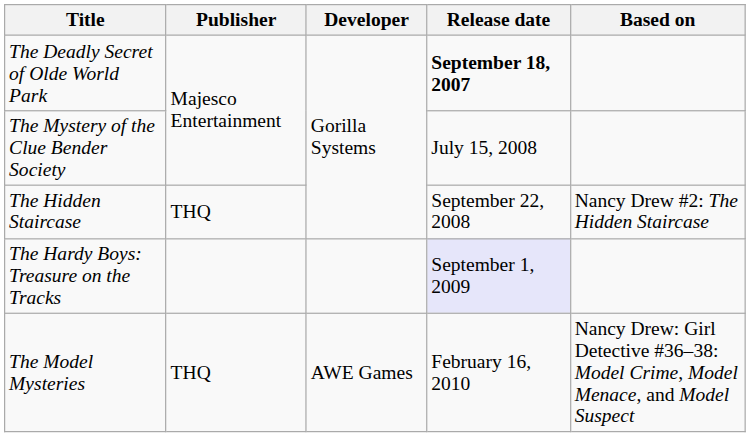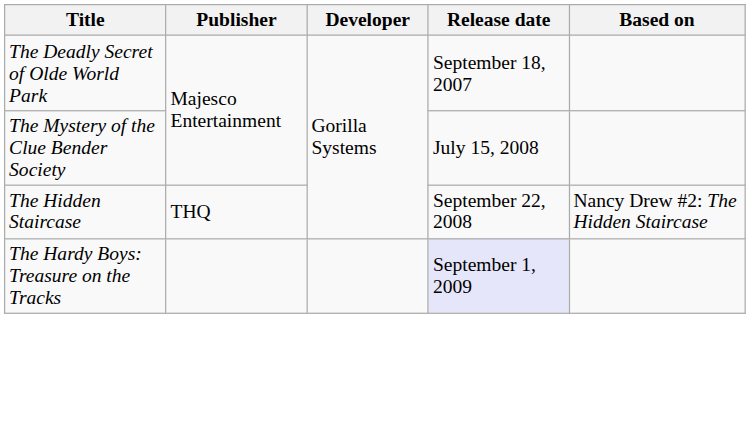(491, 72) bold -> (489, 72) normal
- row: (51, 372)
